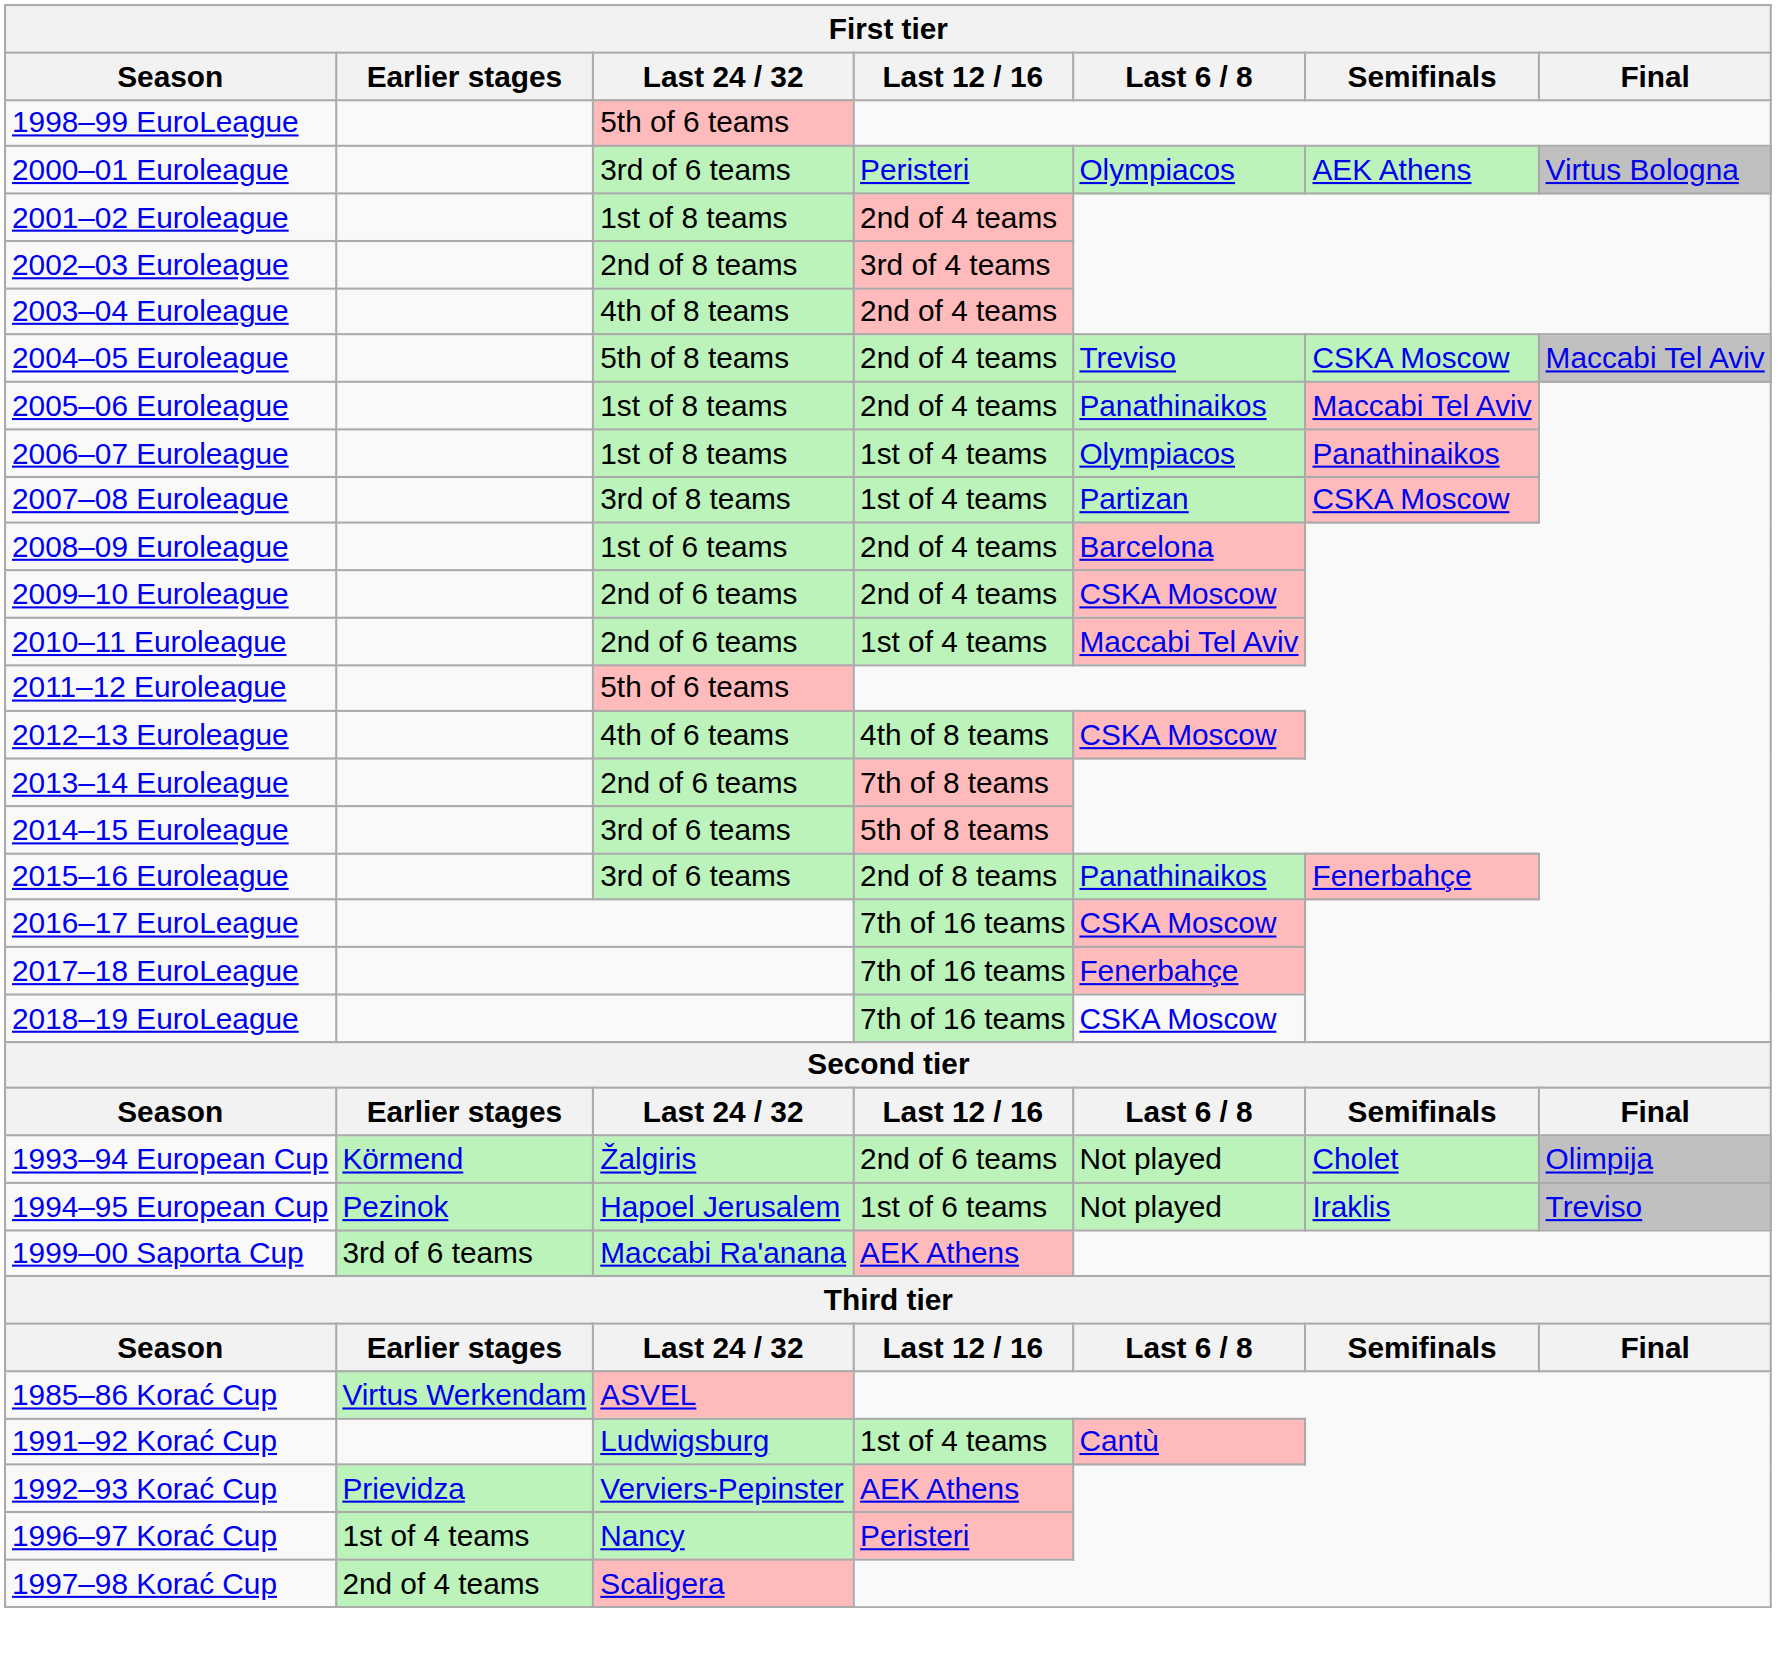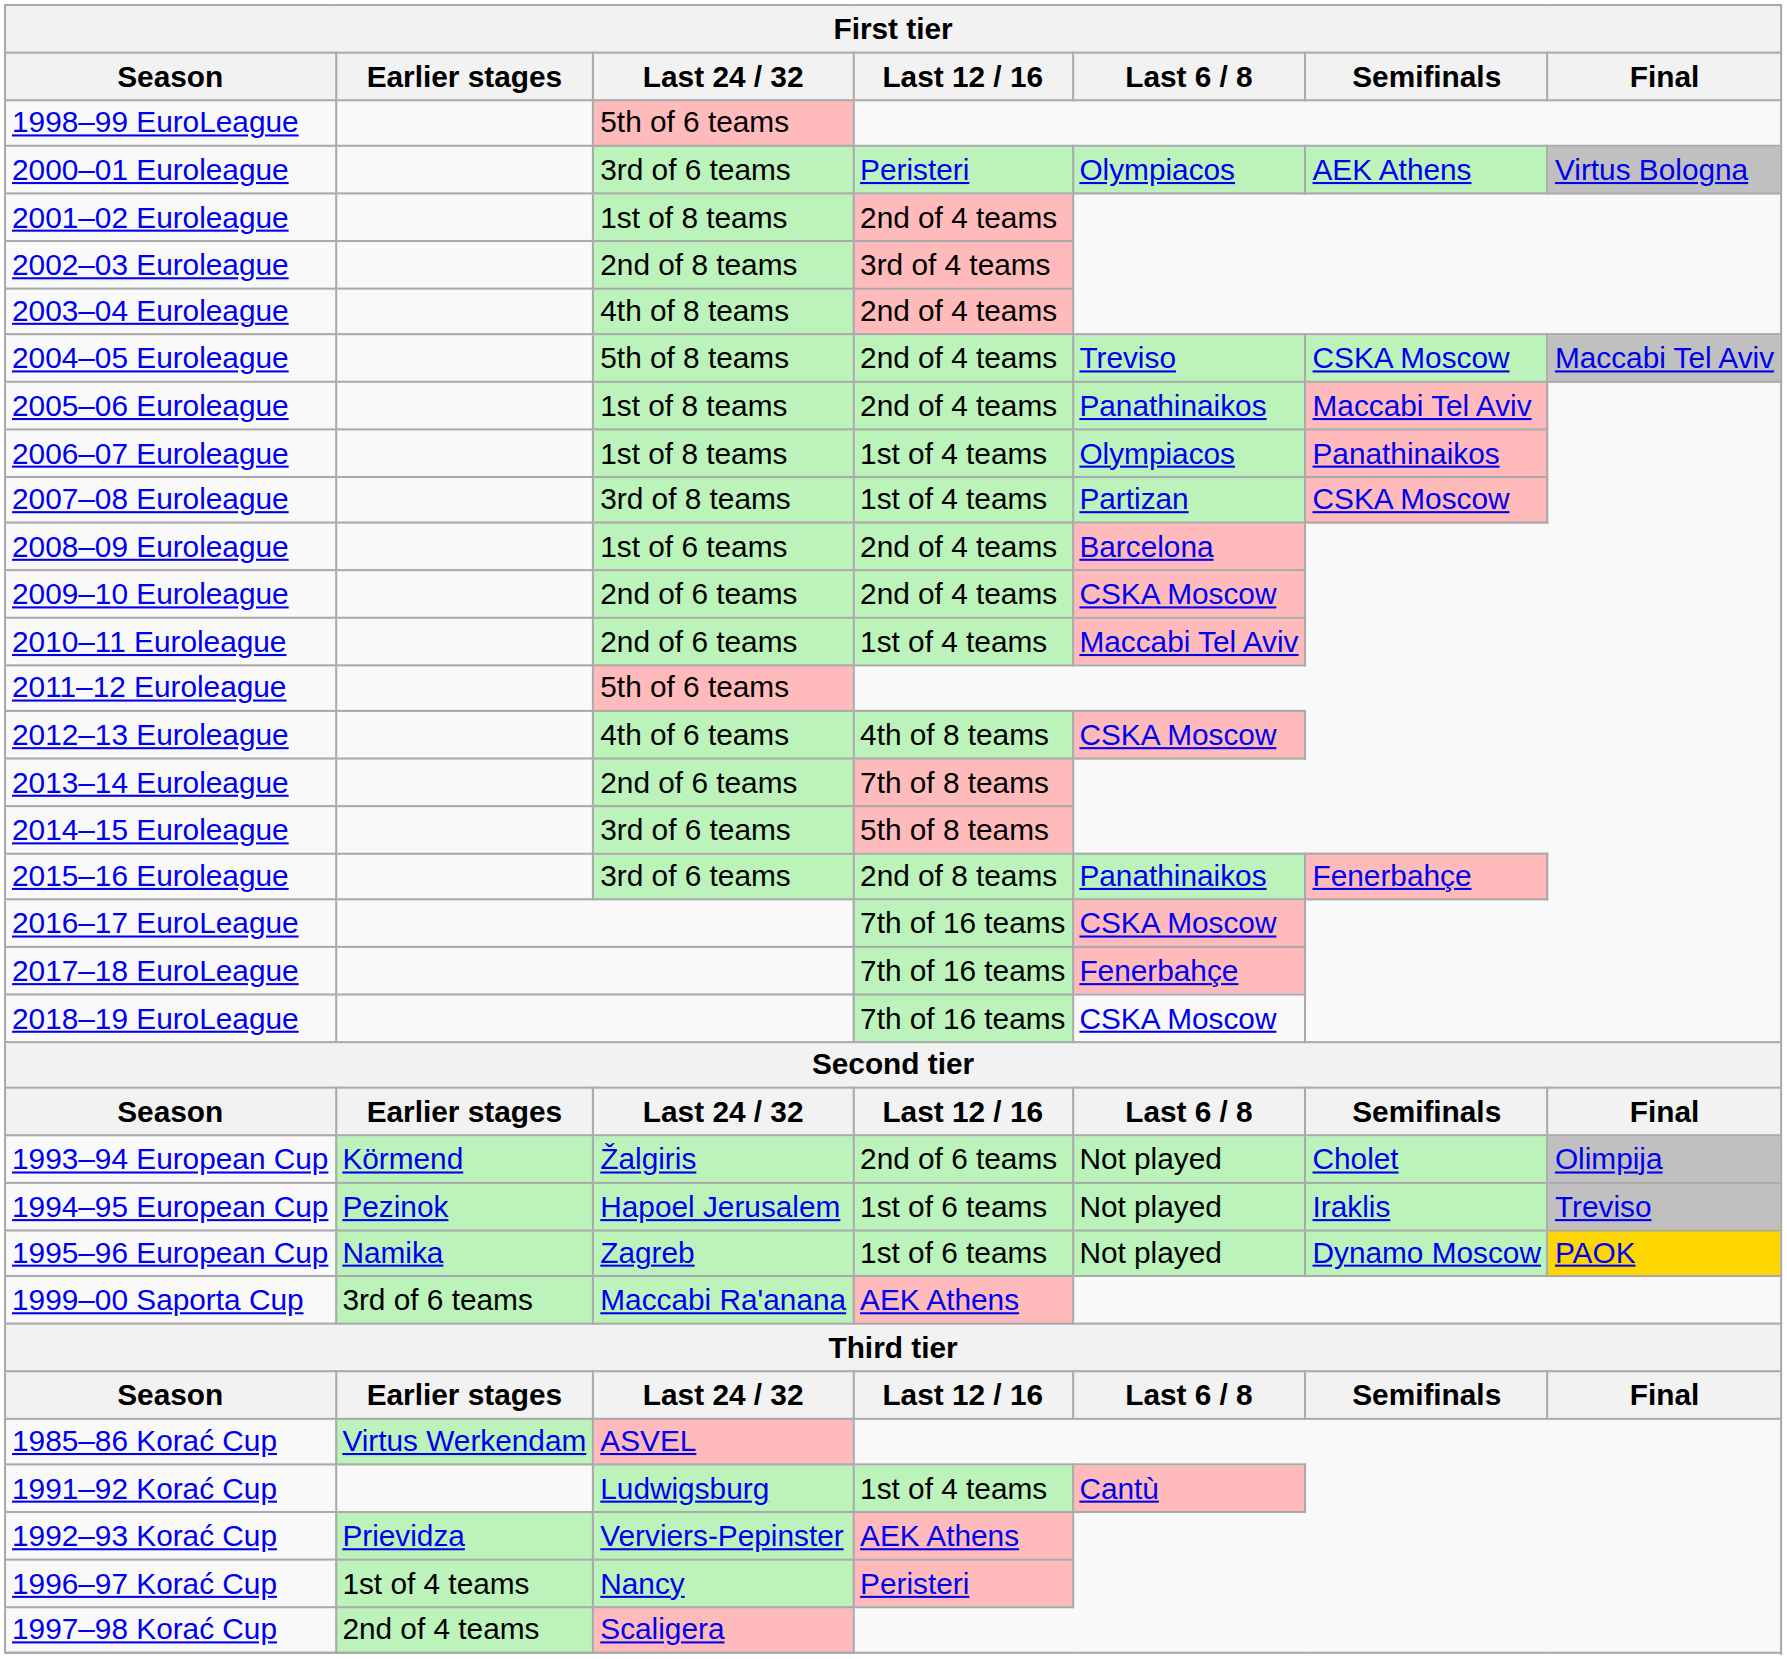+ row: (170, 1253)
